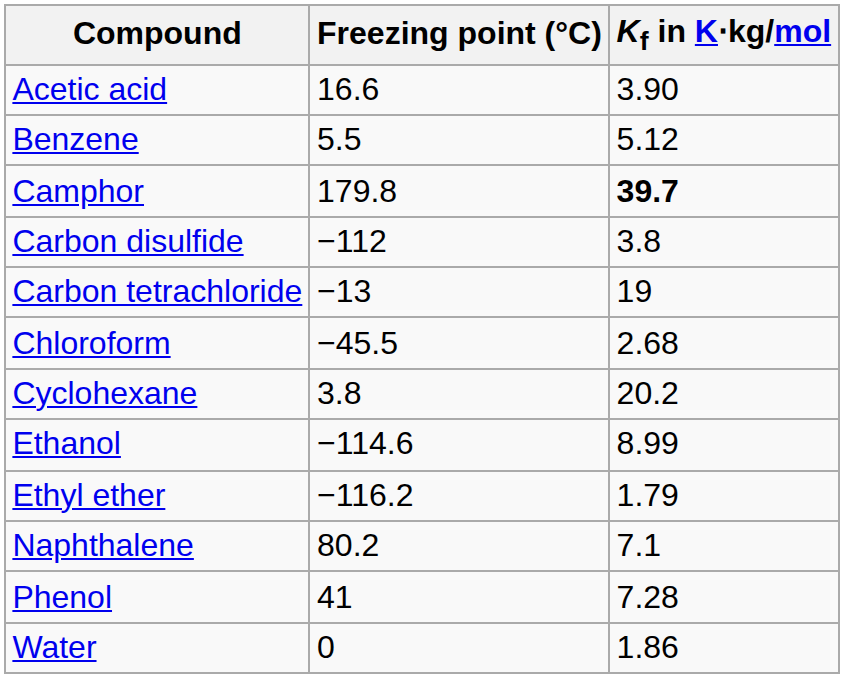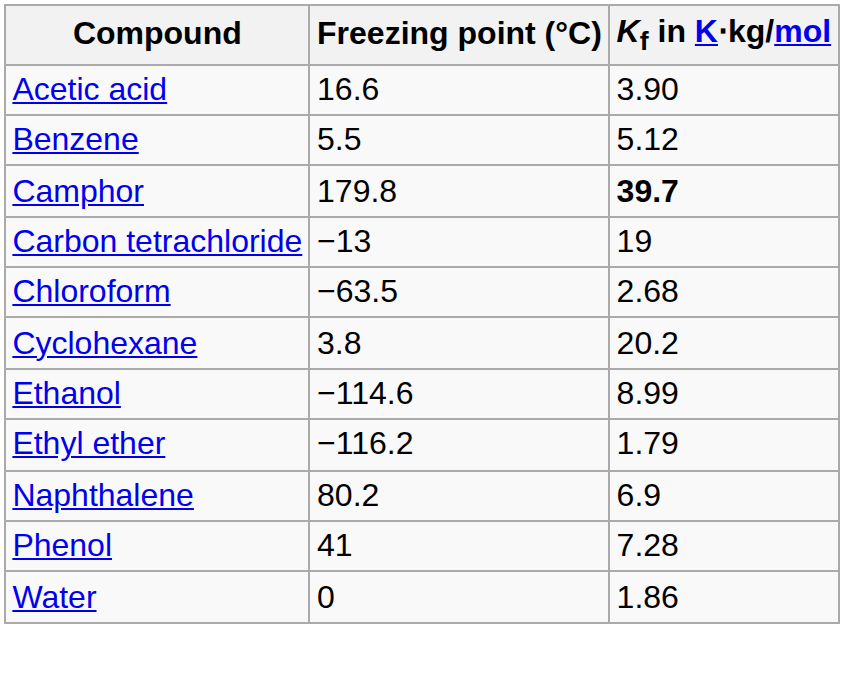- row: (128, 241)
(358, 342) −45.5 -> (358, 292) −63.5
(639, 545) 7.1 -> (639, 494) 6.9
